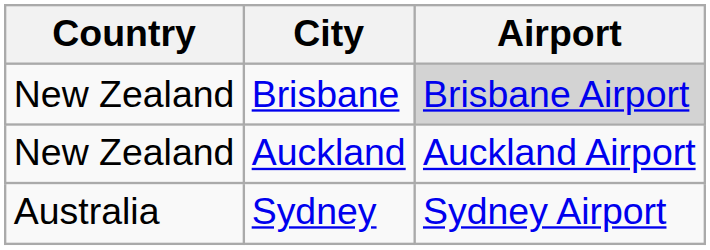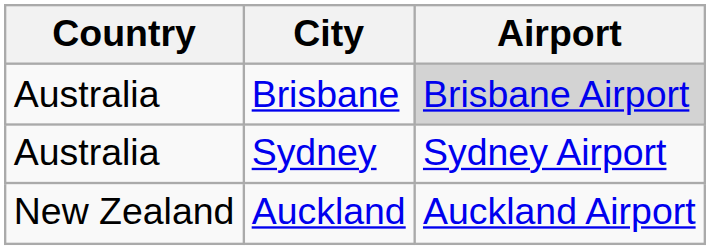(124, 93) New Zealand -> (87, 93) Australia
rows swapped: (314, 212) <-> (329, 152)
